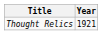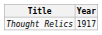(86, 24) 1921 -> (86, 24) 1917
